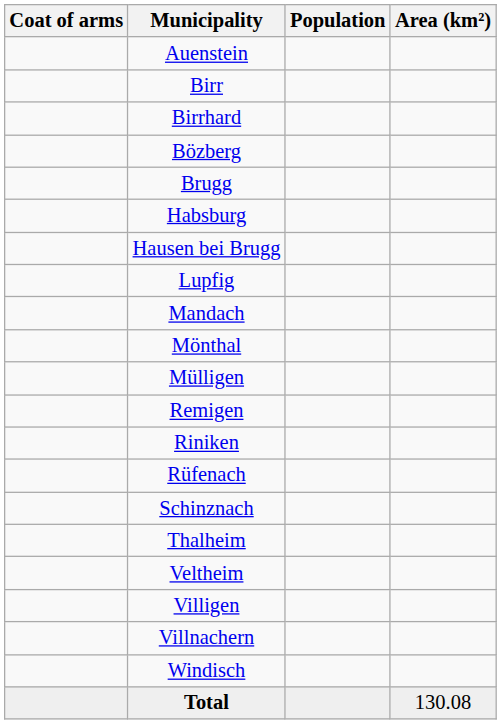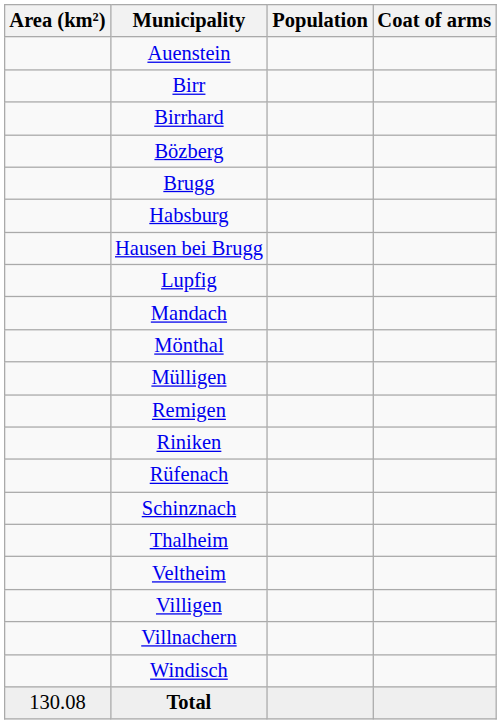columns swapped: (66, 20) <-> (443, 20)
